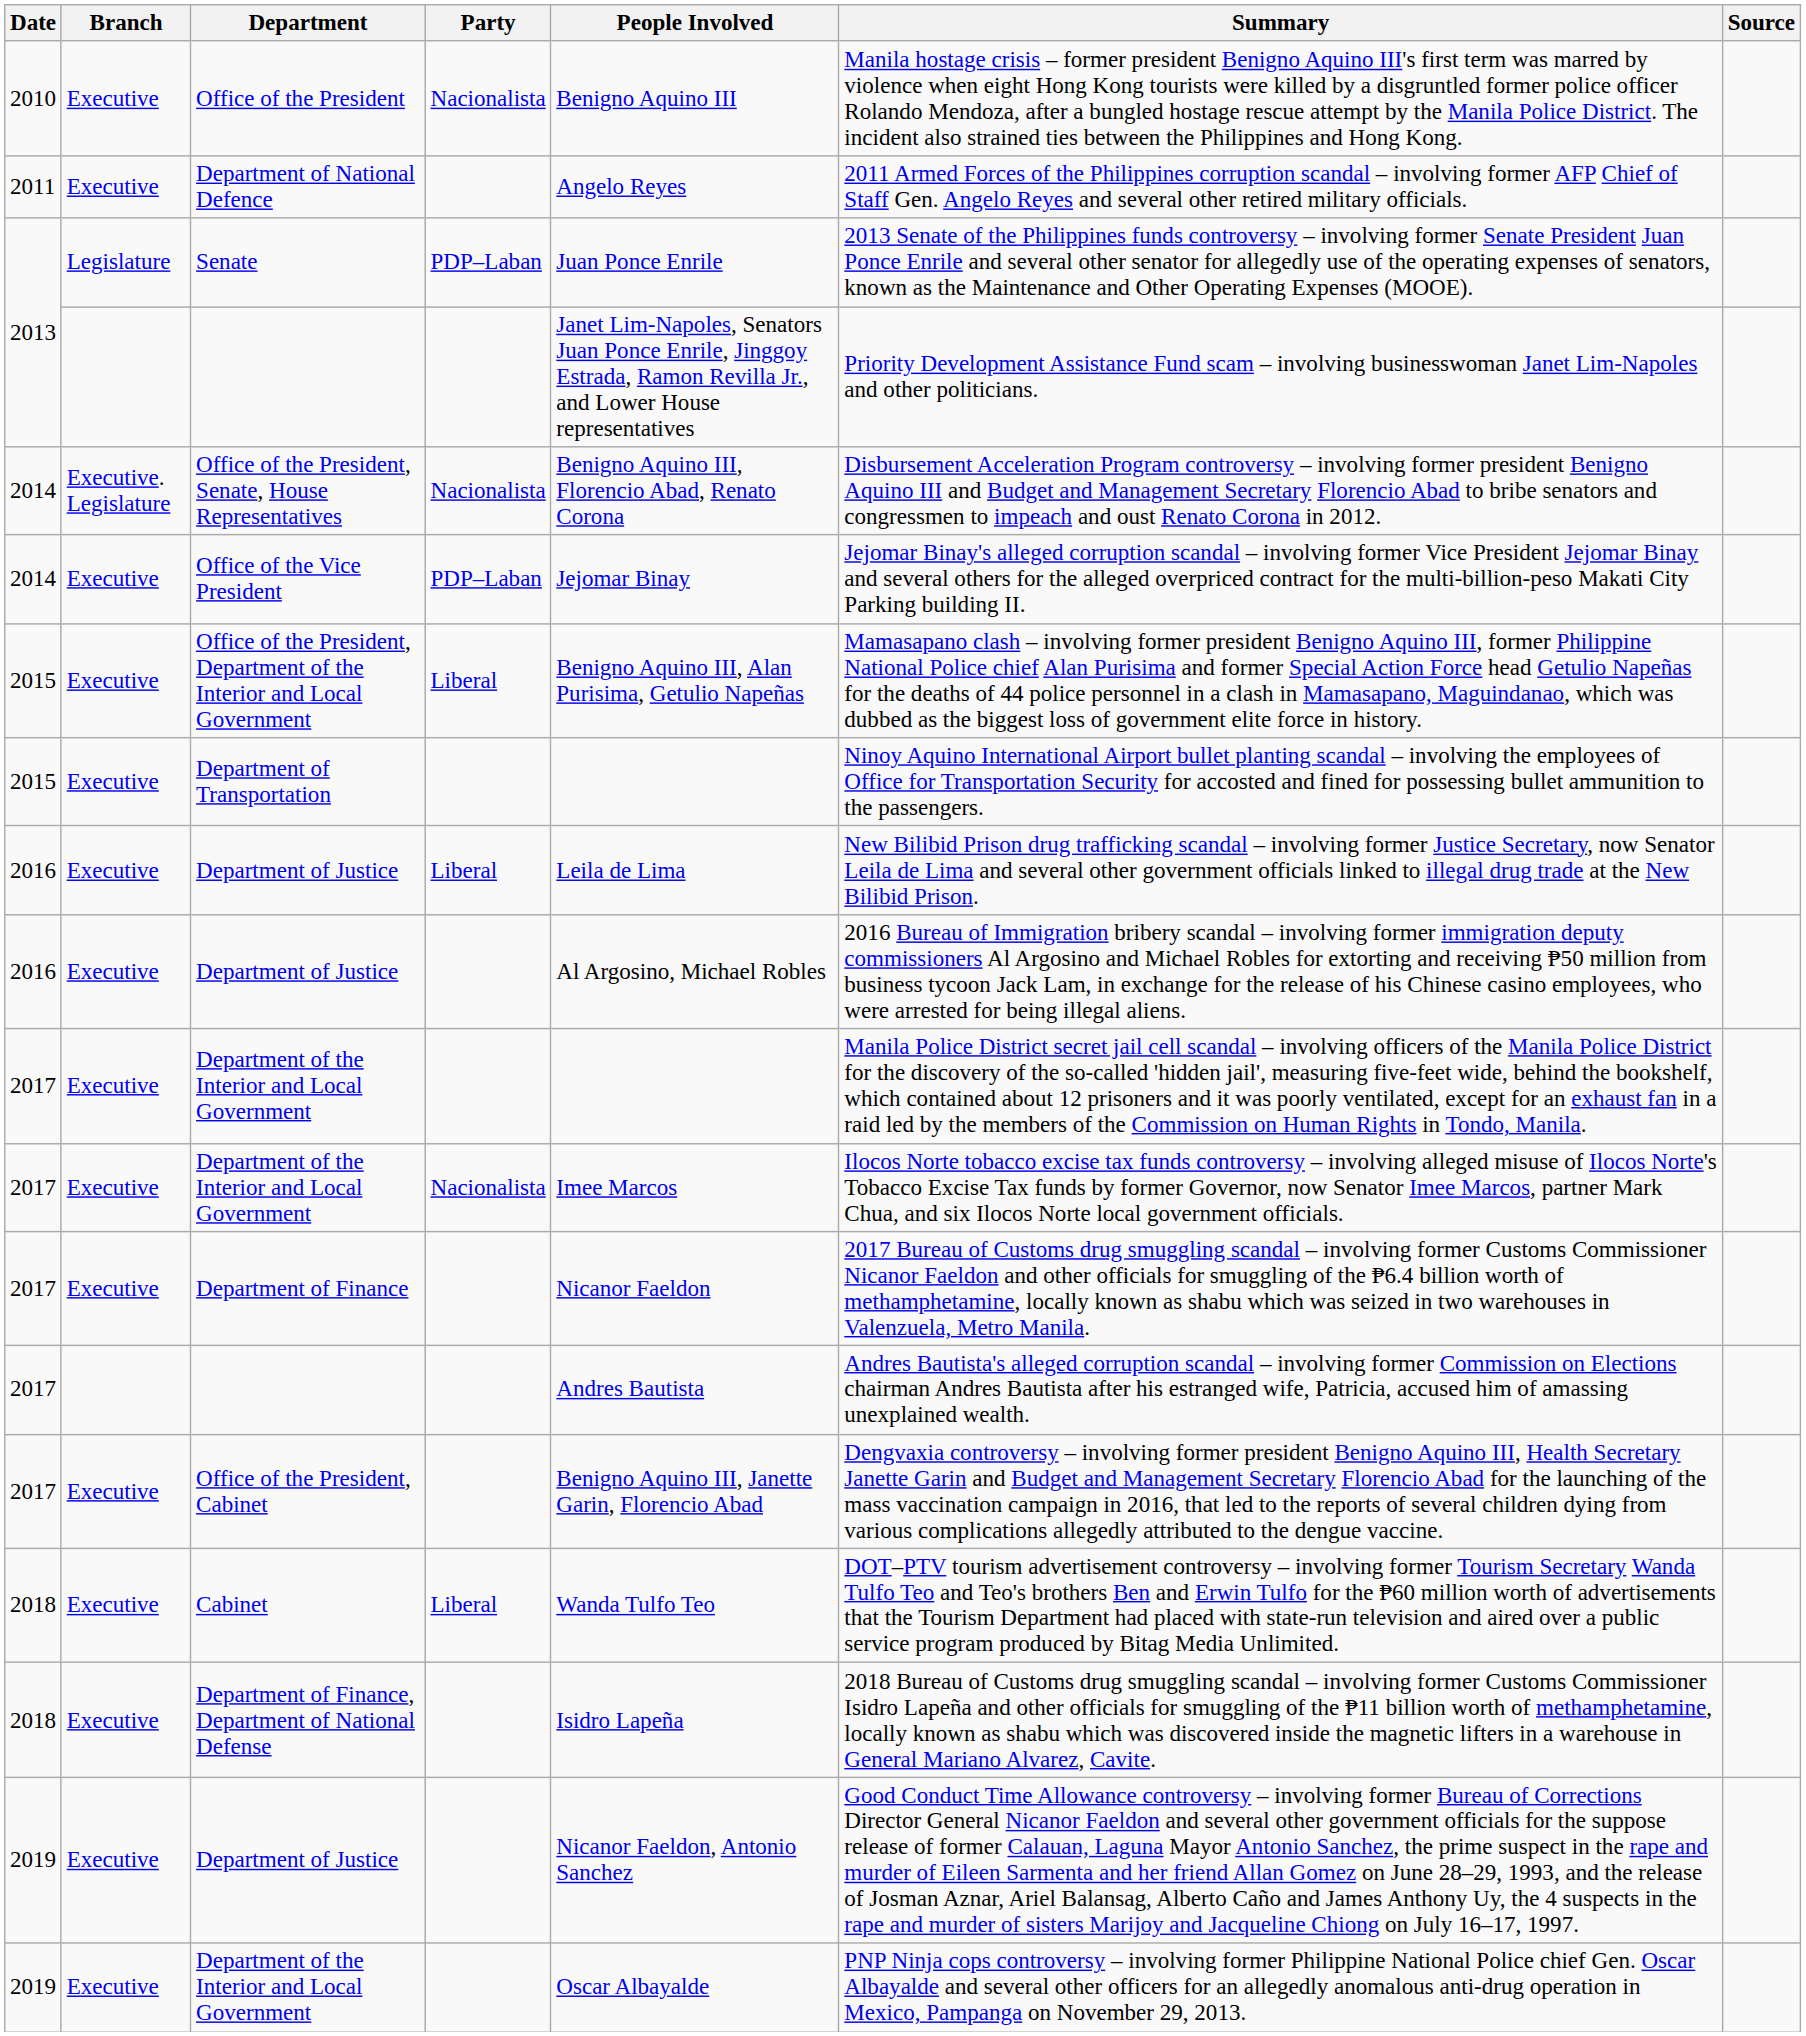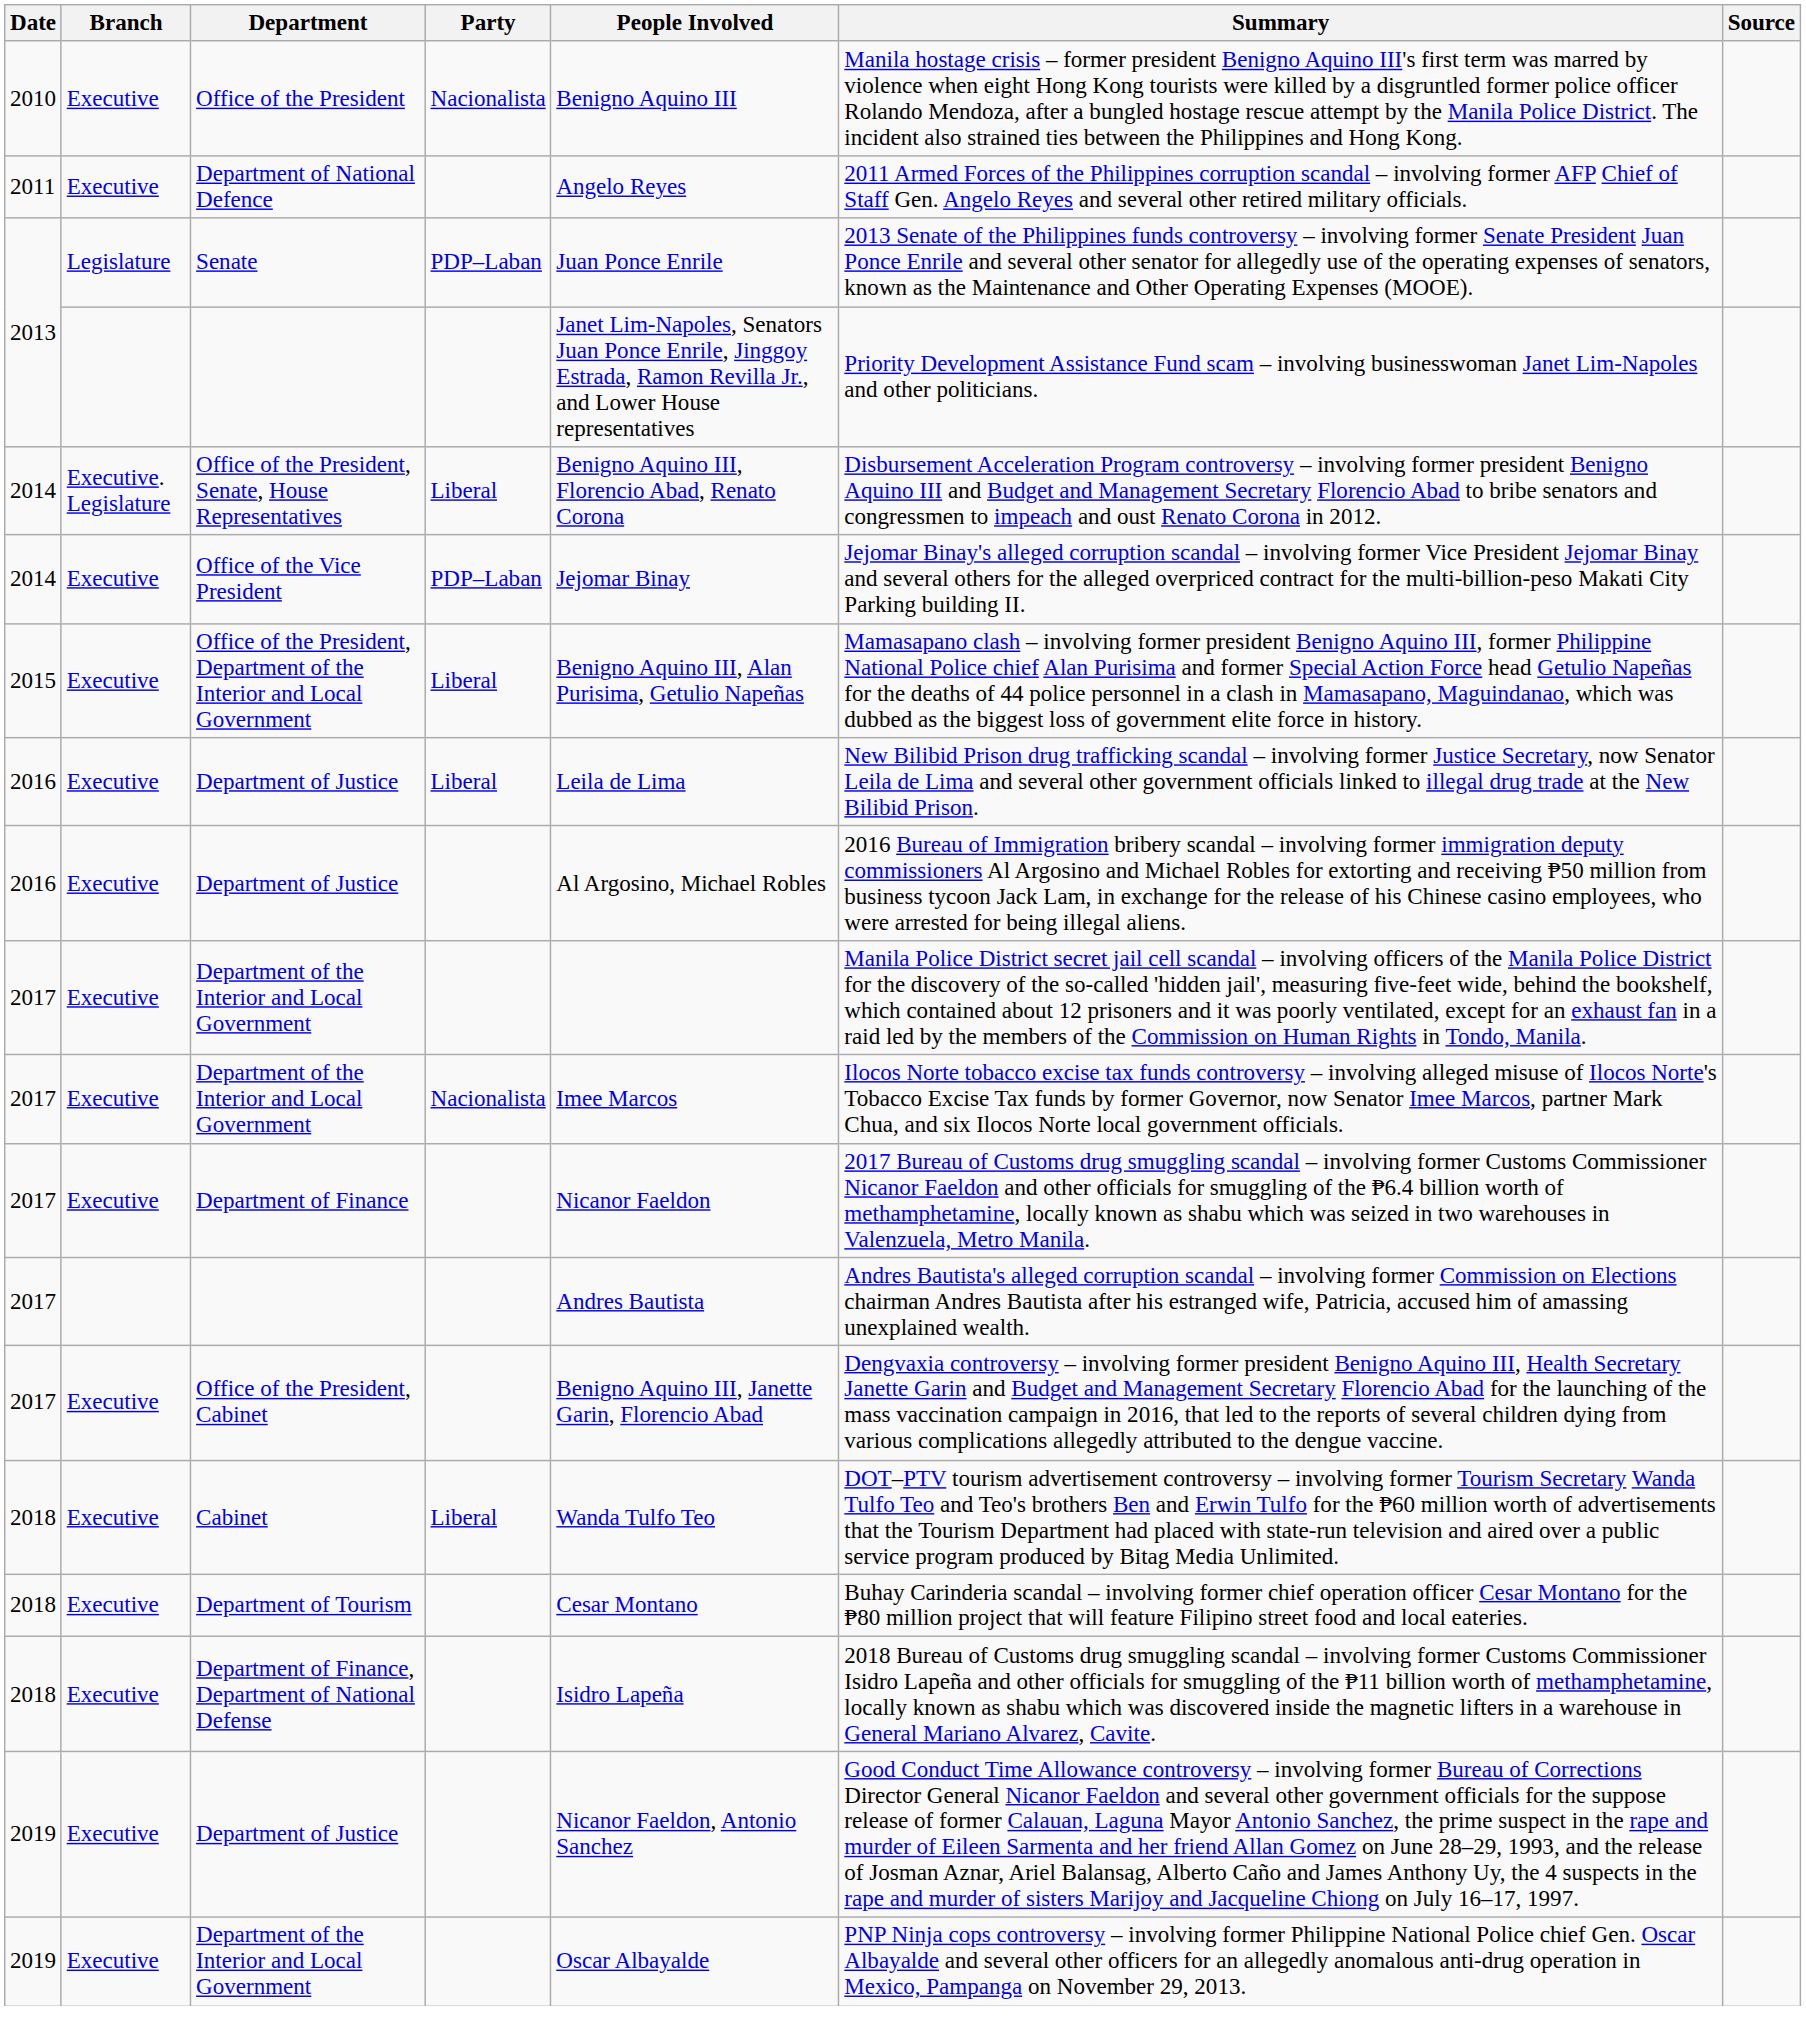(488, 490) Nacionalista -> (464, 490) Liberal
- row: (33, 781)
+ row: (33, 1605)
